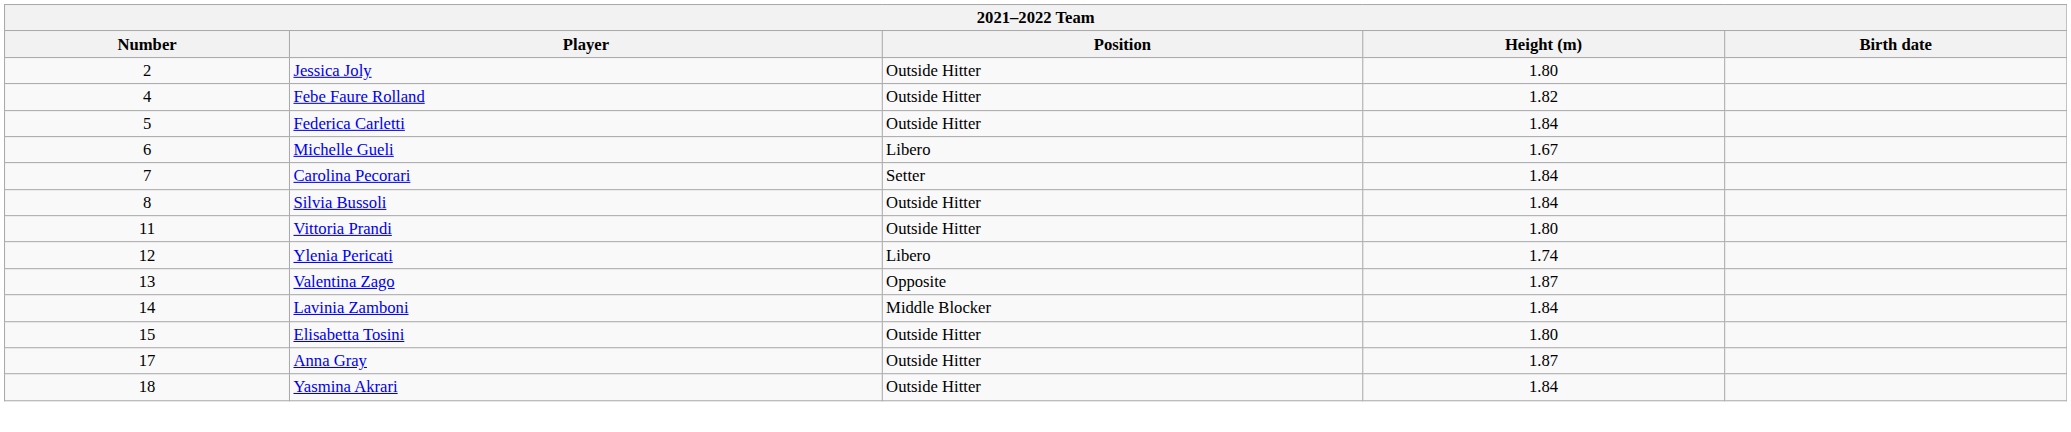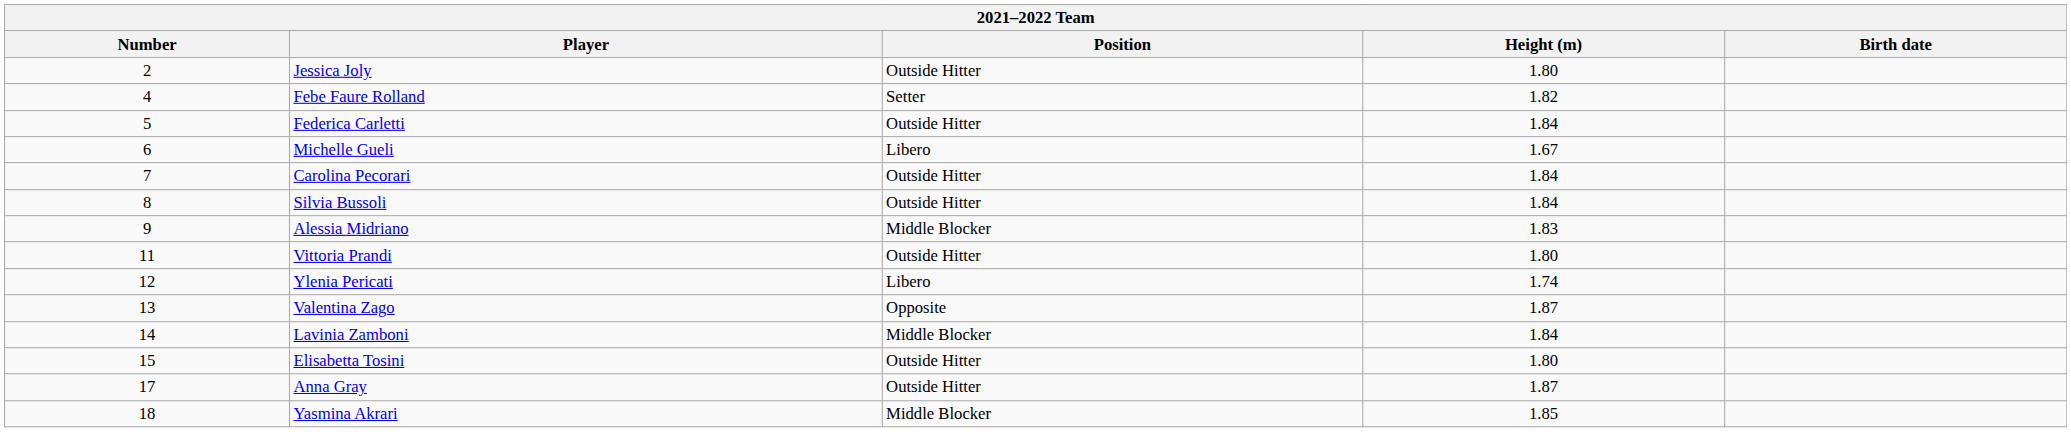(933, 96) Outside Hitter -> (906, 96) Setter
(906, 176) Setter -> (933, 176) Outside Hitter
+ row: (351, 228)
(933, 387) Outside Hitter -> (939, 413) Middle Blocker
(1544, 387) 1.84 -> (1544, 413) 1.85
